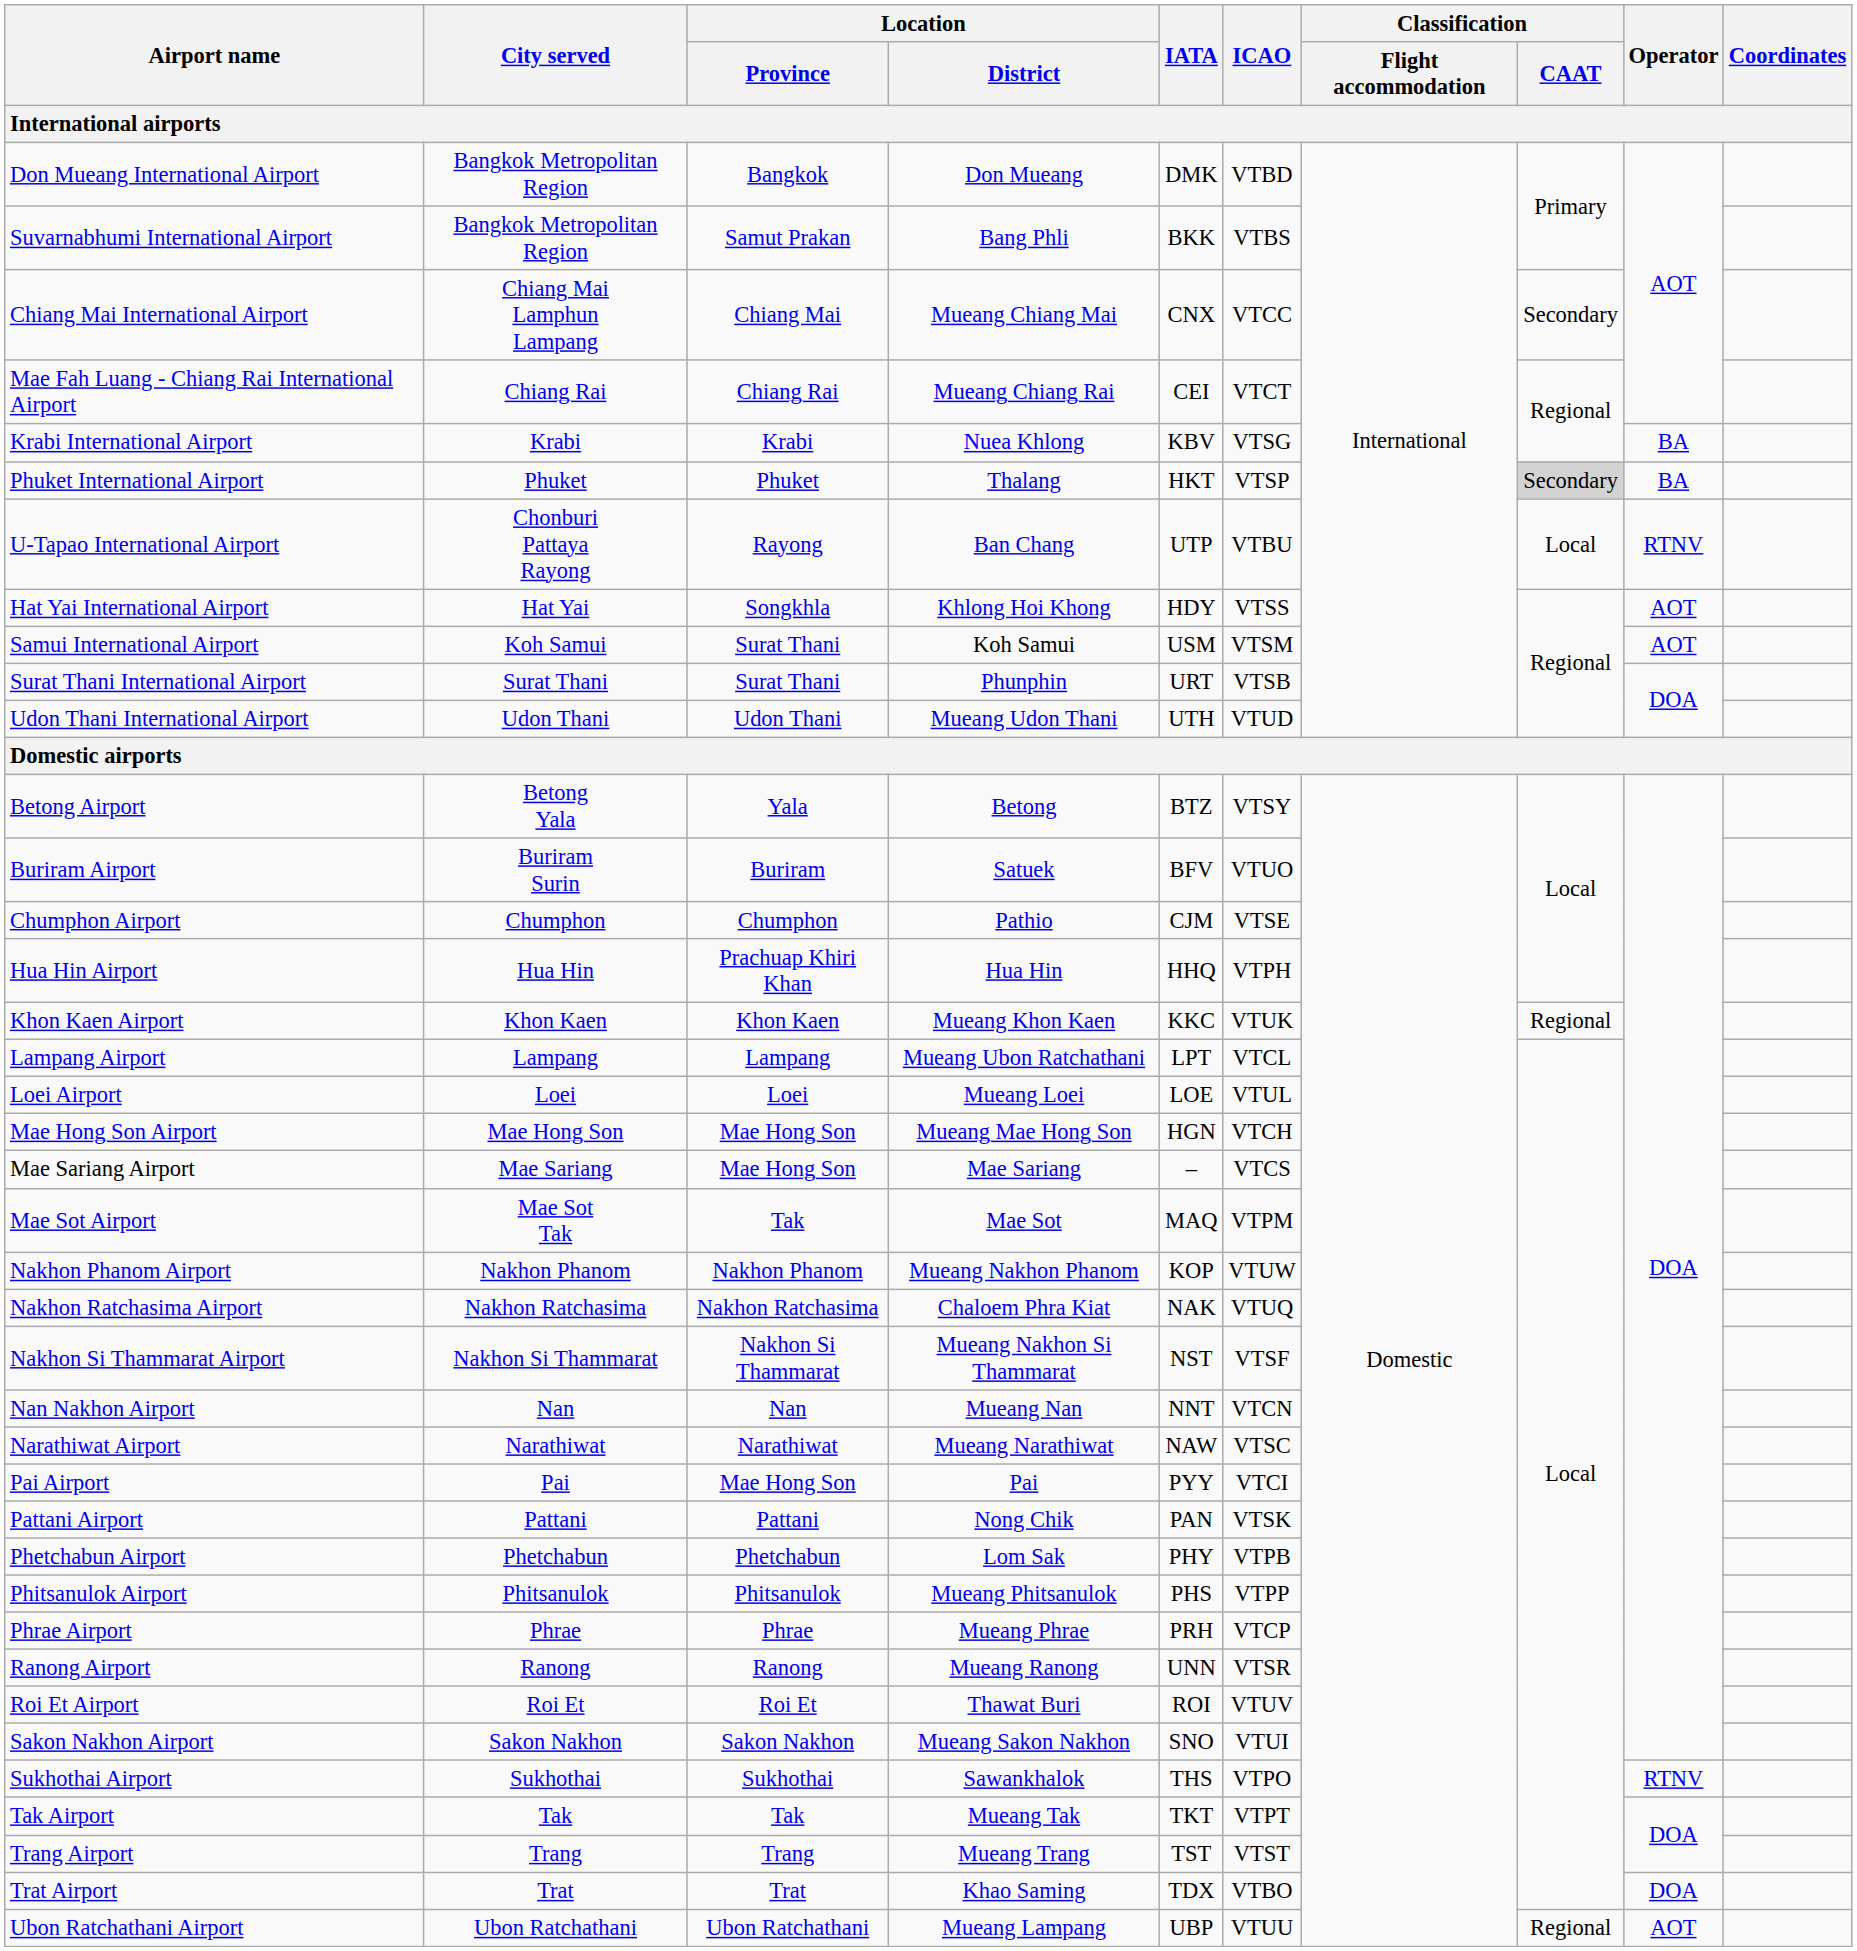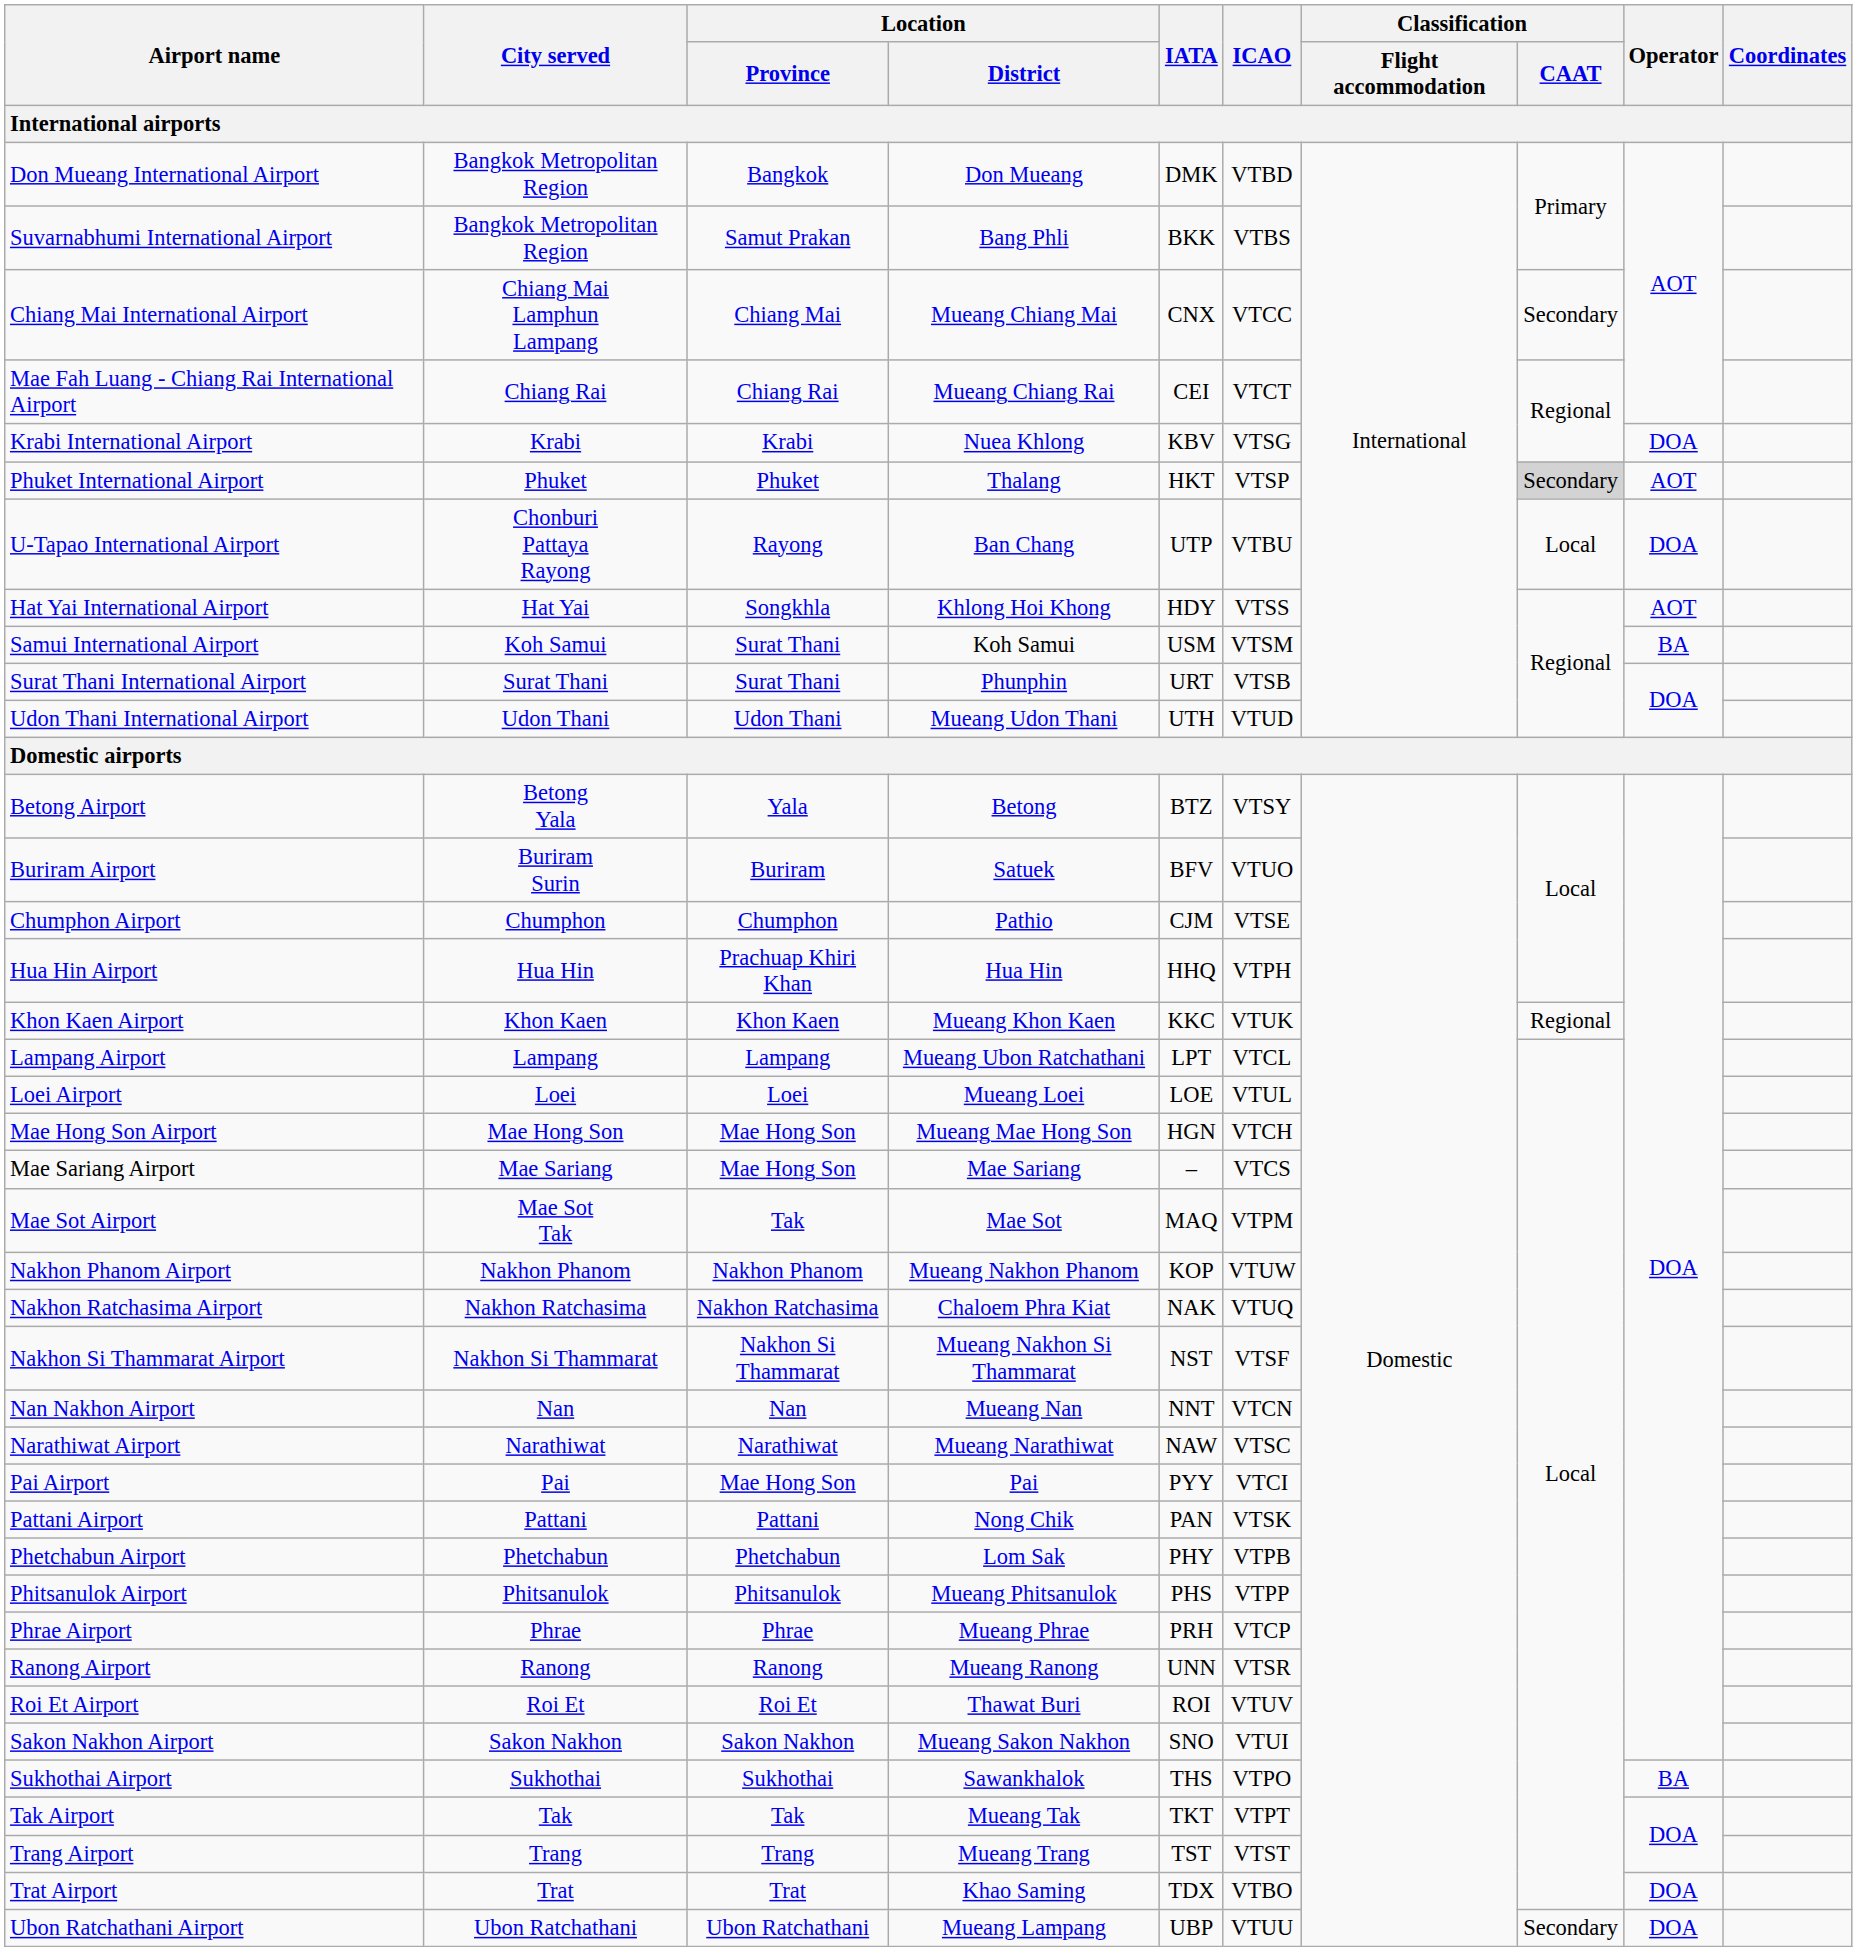(1673, 442) BA -> (1673, 442) DOA
(1673, 479) BA -> (1673, 479) AOT
(1673, 543) RTNV -> (1673, 543) DOA
(1673, 644) AOT -> (1673, 644) BA
(1673, 1779) RTNV -> (1673, 1779) BA
(1571, 1927) Regional -> (1571, 1927) Secondary
(1673, 1927) AOT -> (1673, 1927) DOA
